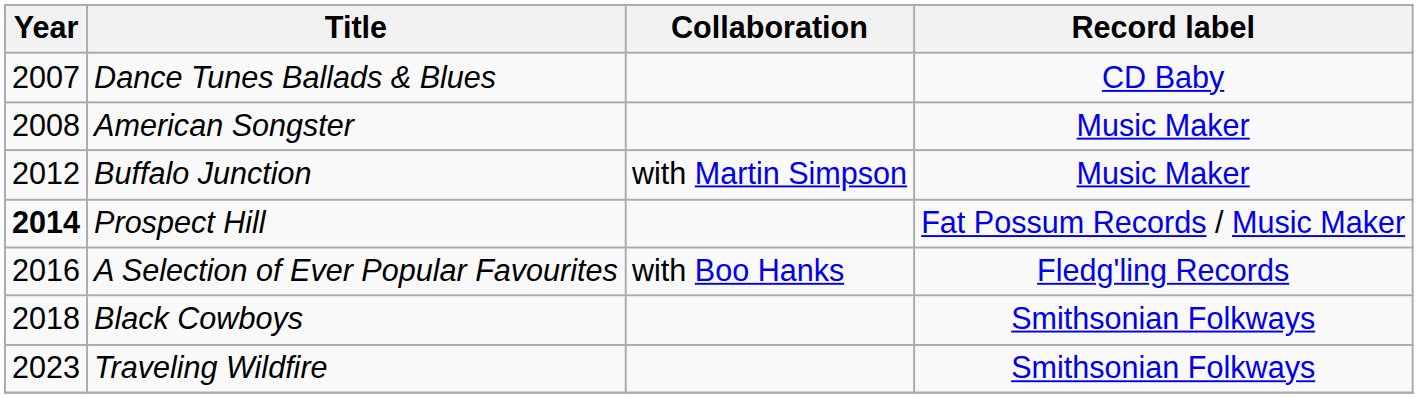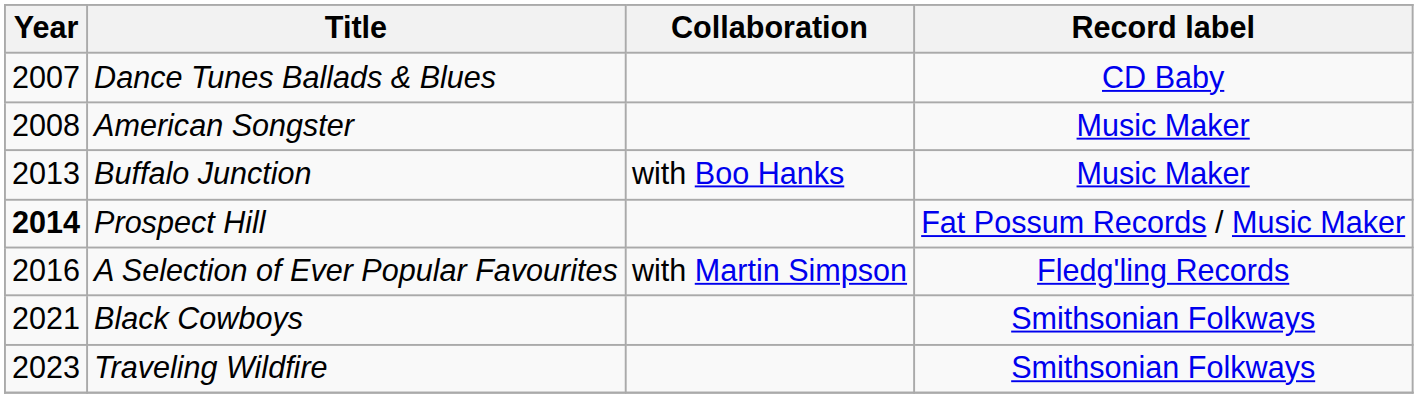(46, 174) 2012 -> (46, 174) 2013
(769, 174) with Martin Simpson -> (738, 174) with Boo Hanks
(738, 271) with Boo Hanks -> (769, 271) with Martin Simpson
(46, 319) 2018 -> (46, 319) 2021
